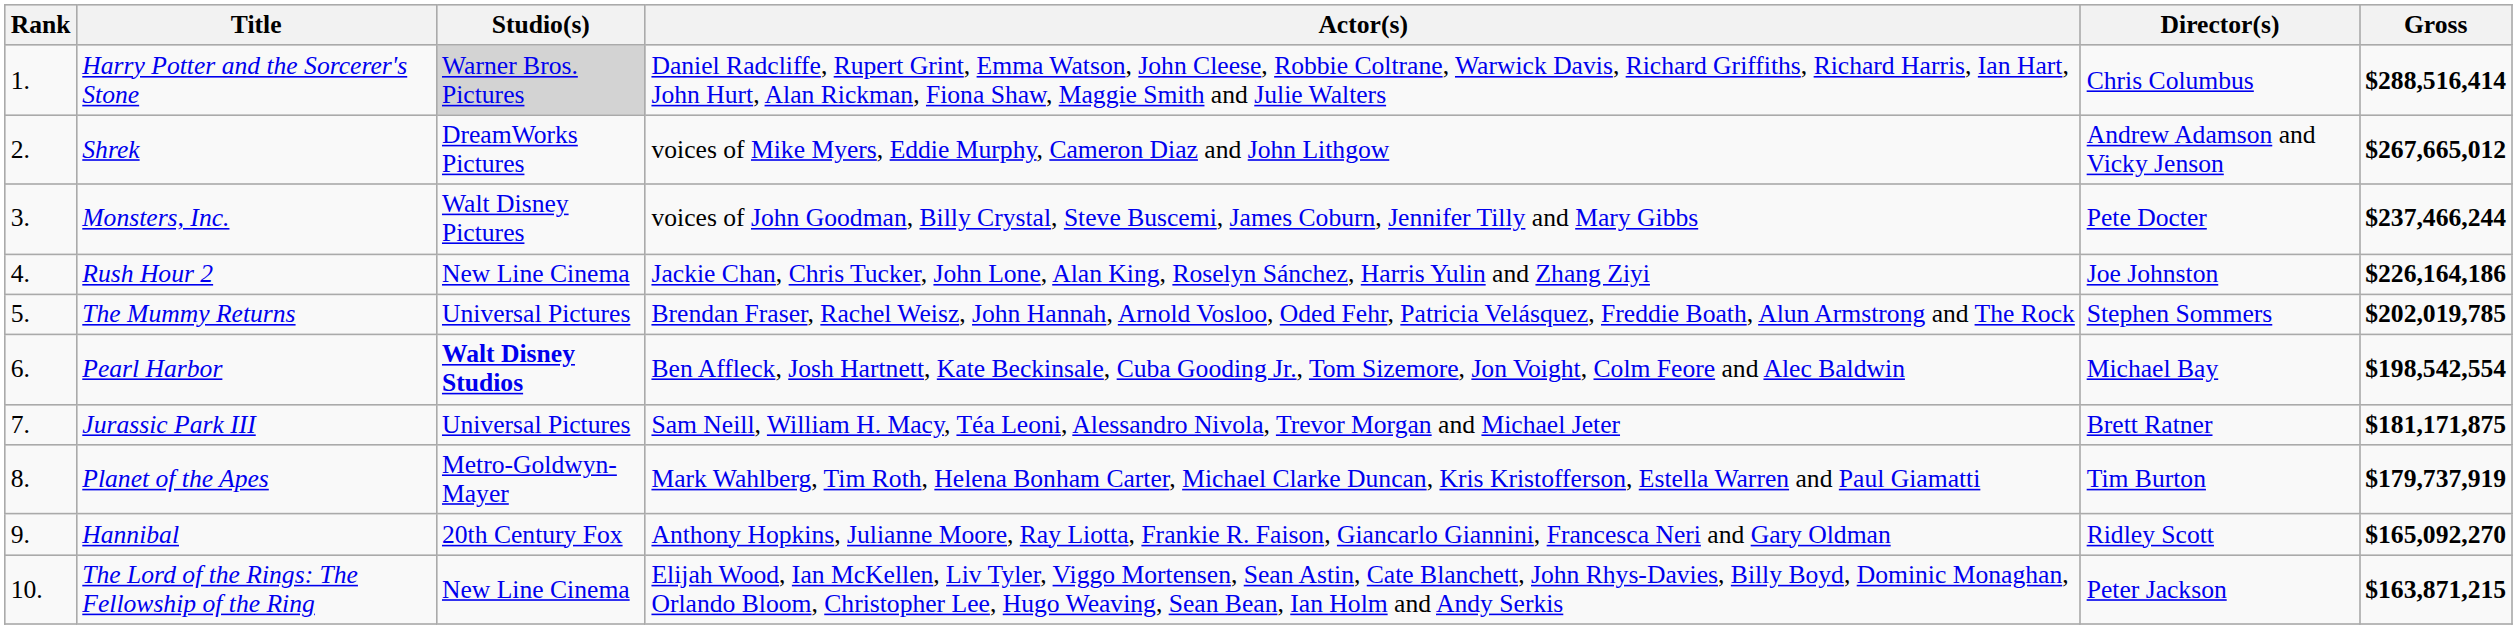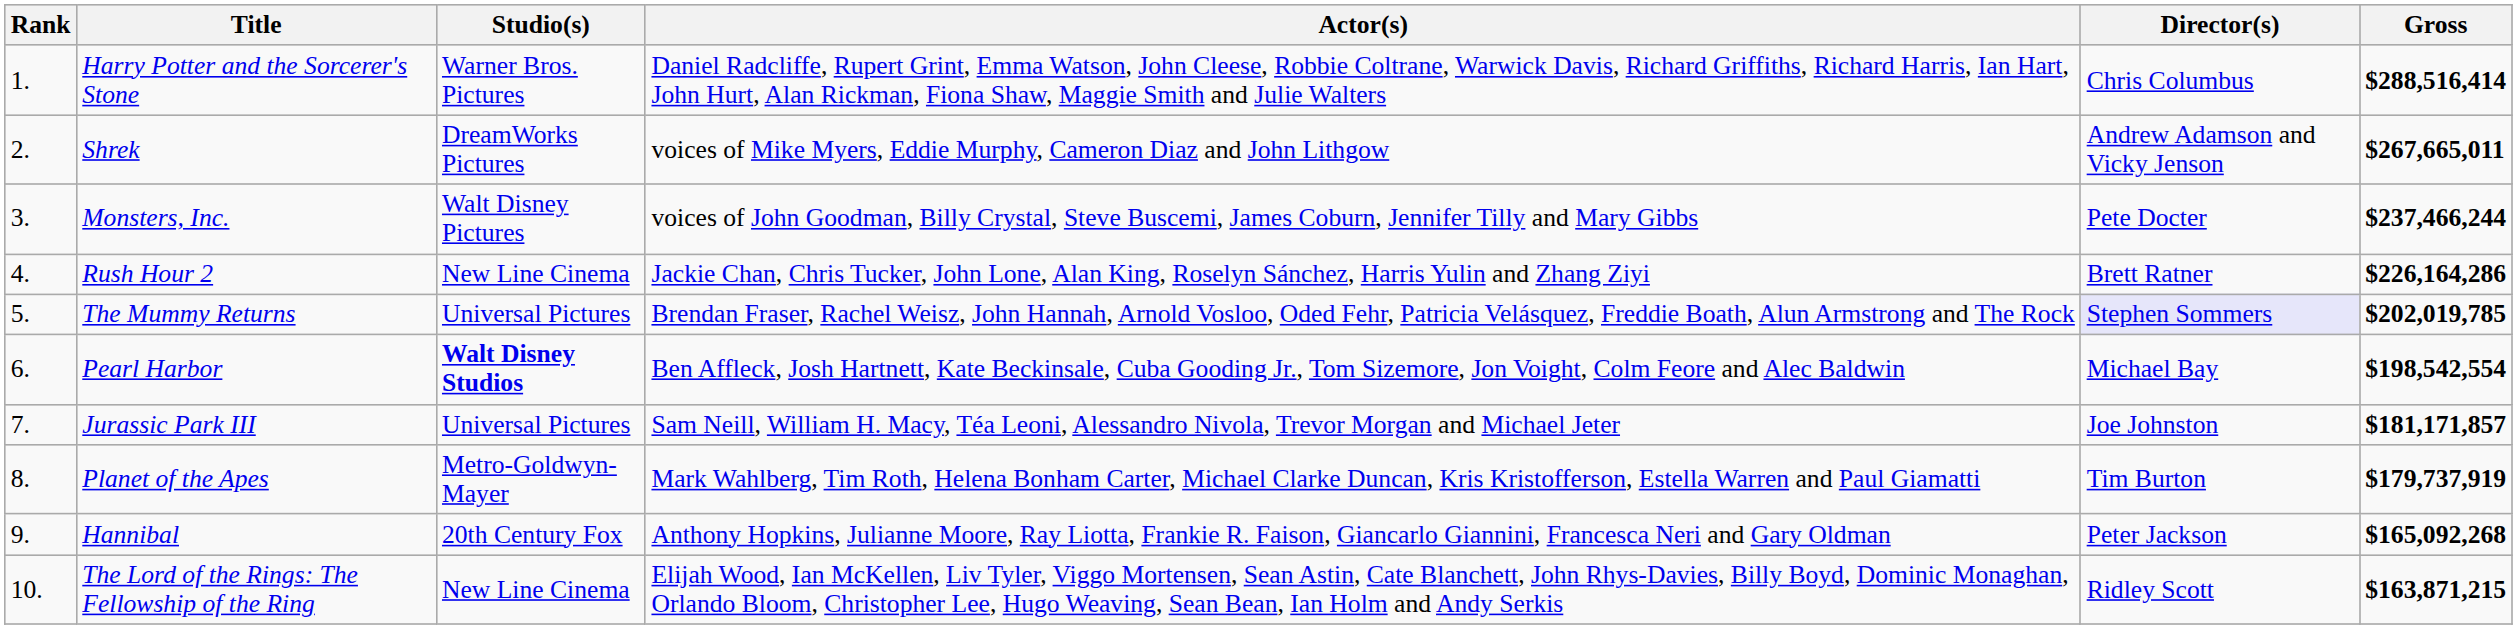(510, 79) lightgrey background -> (510, 79) no background
(2436, 149) $267,665,012 -> (2435, 149) $267,665,011
(2152, 273) Joe Johnston -> (2150, 273) Brett Ratner
(2436, 273) $226,164,186 -> (2436, 273) $226,164,286
(2179, 314) no background -> (2179, 314) lavender background
(2150, 424) Brett Ratner -> (2152, 424) Joe Johnston
(2436, 424) $181,171,875 -> (2436, 424) $181,171,857
(2150, 534) Ridley Scott -> (2157, 534) Peter Jackson
(2436, 534) $165,092,270 -> (2436, 534) $165,092,268
(2157, 589) Peter Jackson -> (2150, 589) Ridley Scott
